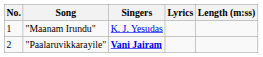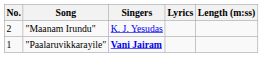(9, 28) 1 -> (9, 28) 2
(9, 44) 2 -> (9, 44) 1
